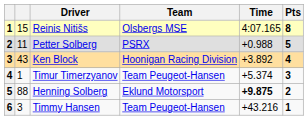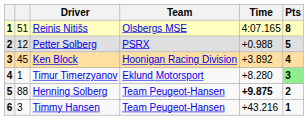(22, 28) 15 -> (22, 28) 51
(22, 44) 11 -> (22, 44) 12
(22, 60) 43 -> (22, 60) 45
(174, 76) Team Peugeot-Hansen -> (163, 76) Eklund Motorsport
(257, 76) +5.374 -> (257, 76) +8.280
(288, 76) no background -> (288, 76) lightgreen background
(163, 92) Eklund Motorsport -> (174, 92) Team Peugeot-Hansen
